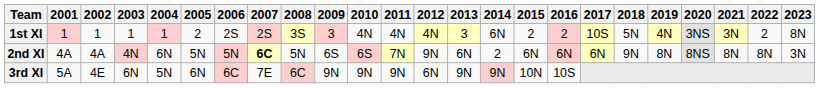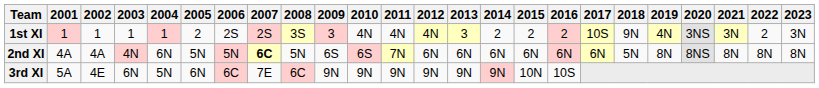(497, 33) 6N -> (497, 33) 2
(631, 33) 5N -> (631, 33) 9N
(798, 33) 8N -> (798, 33) 3N
(431, 53) 9N -> (431, 53) 6N
(497, 53) 2 -> (497, 53) 6N
(631, 53) 9N -> (631, 53) 5N
(798, 53) 3N -> (798, 53) 8N
(431, 72) 6N -> (431, 72) 9N
